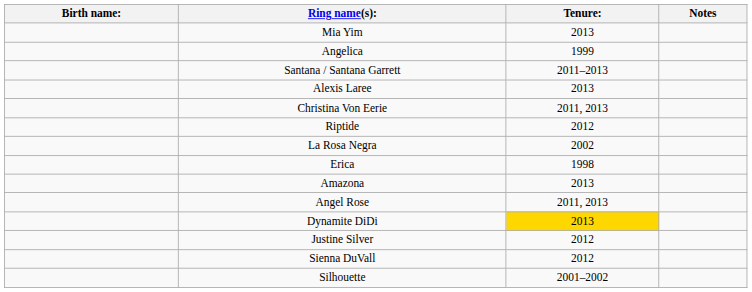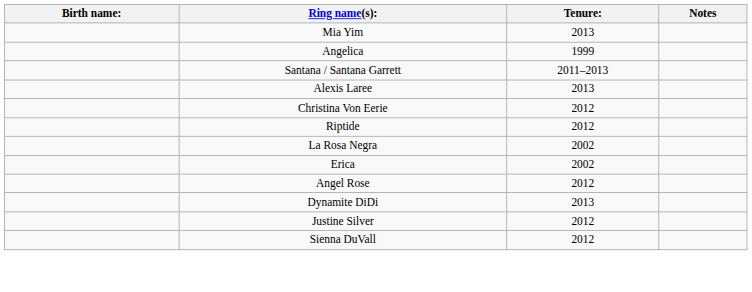(582, 107) 2011, 2013 -> (583, 107) 2012
(582, 164) 1998 -> (583, 164) 2002
- row: (342, 183)
(582, 201) 2011, 2013 -> (583, 183) 2012
(582, 220) gold background -> (583, 201) no background
- row: (342, 277)
